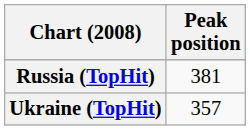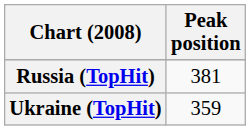(206, 108) 357 -> (206, 108) 359
